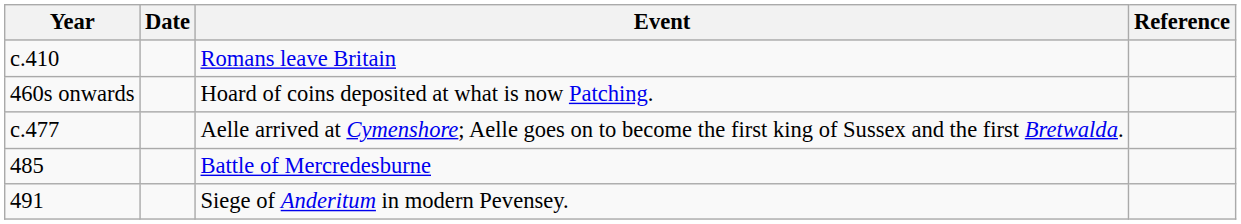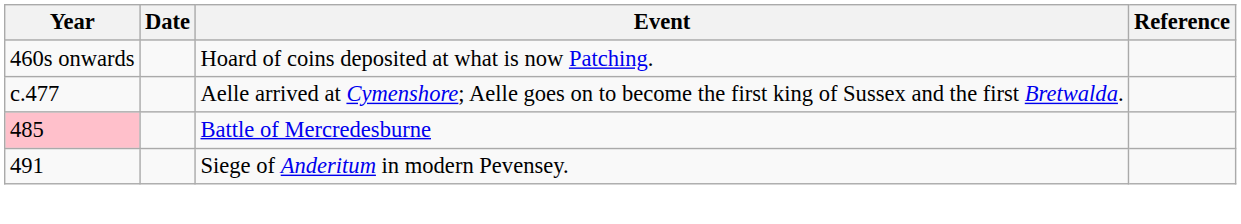- row: (298, 58)
(27, 165) no background -> (27, 129) pink background
